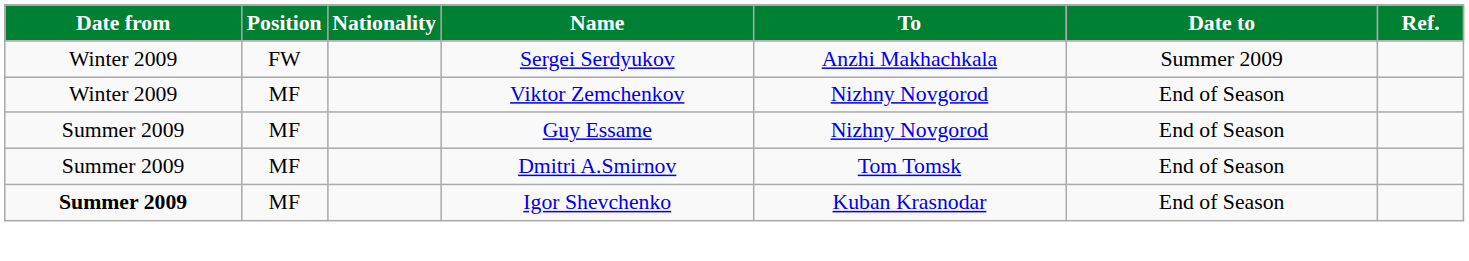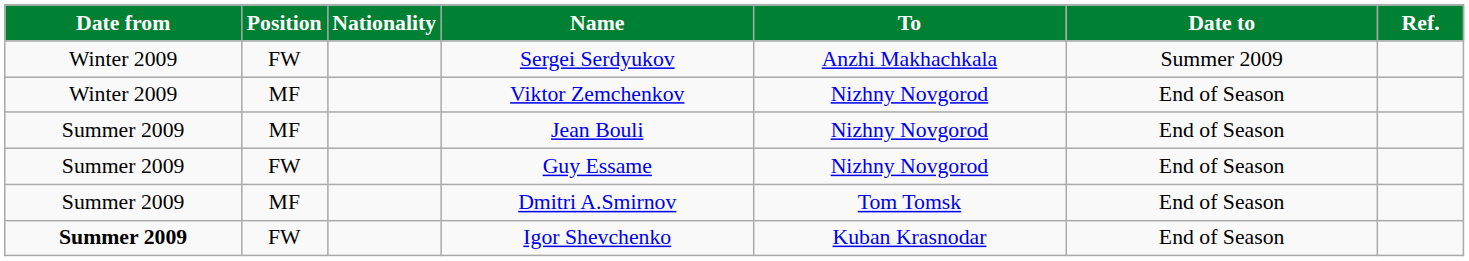+ row: (597, 130)
(284, 130) MF -> (284, 166) FW
(284, 202) MF -> (284, 237) FW
